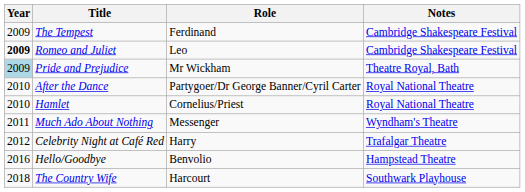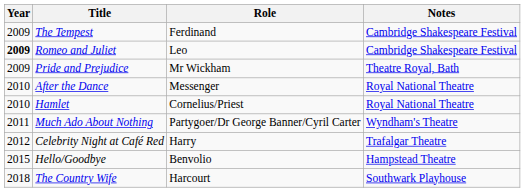(19, 68) lightblue background -> (19, 68) no background
(265, 86) Partygoer/Dr George Banner/Cyril Carter -> (194, 86) Messenger
(194, 123) Messenger -> (265, 123) Partygoer/Dr George Banner/Cyril Carter
(19, 159) 2016 -> (19, 159) 2015
